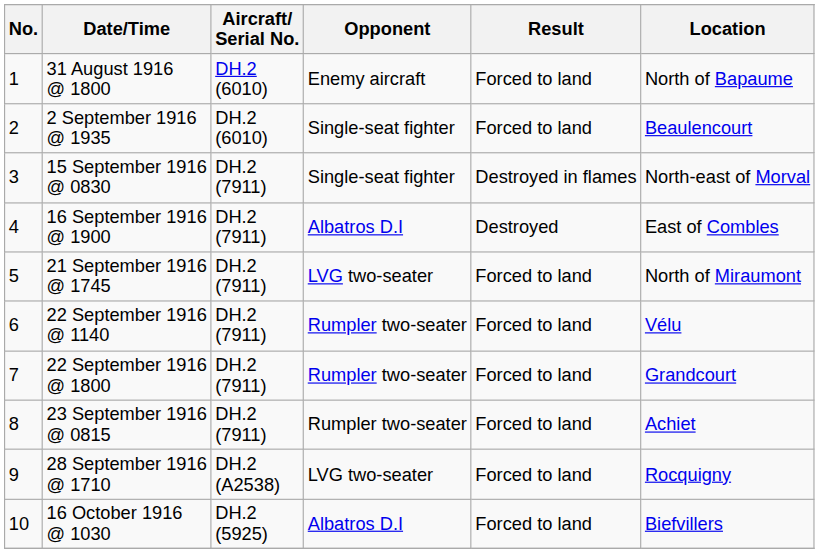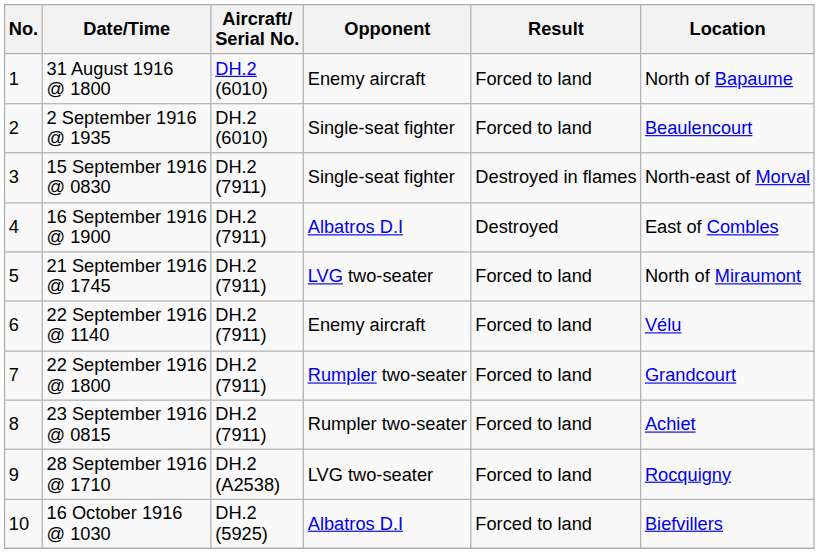(387, 325) Rumpler two-seater -> (367, 325) Enemy aircraft
